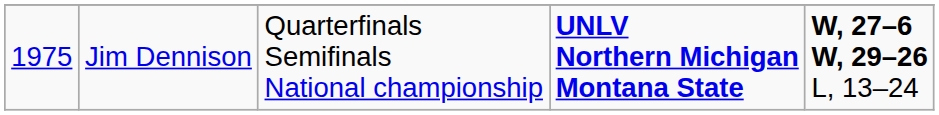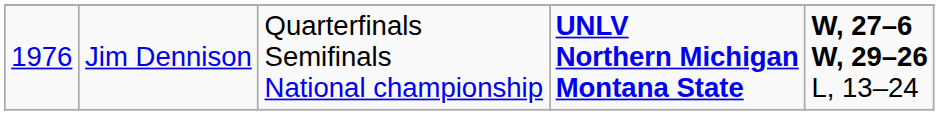(42, 57) 1975 -> (42, 57) 1976
